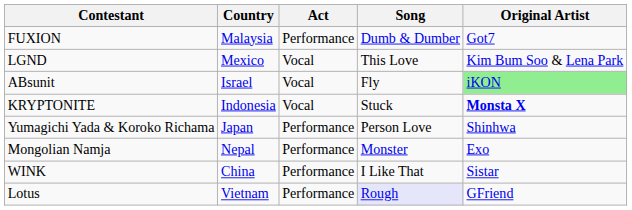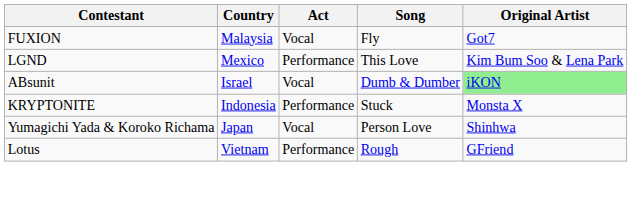(318, 37) Performance -> (298, 37) Vocal
(410, 37) Dumb & Dumber -> (370, 37) Fly
(298, 60) Vocal -> (318, 60) Performance
(370, 82) Fly -> (410, 82) Dumb & Dumber
(298, 104) Vocal -> (318, 104) Performance
(496, 104) bold -> (494, 104) normal
(318, 127) Performance -> (298, 127) Vocal
- row: (59, 149)
- row: (27, 171)
(379, 194) lavender background -> (379, 149) no background
